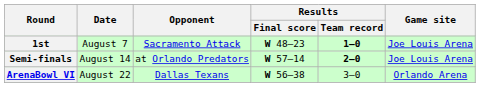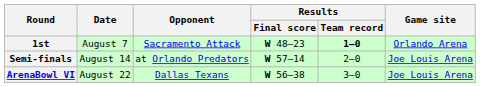(430, 43) Joe Louis Arena -> (430, 43) Orlando Arena
(352, 59) bold -> (352, 59) normal
(430, 75) Orlando Arena -> (430, 75) Joe Louis Arena
